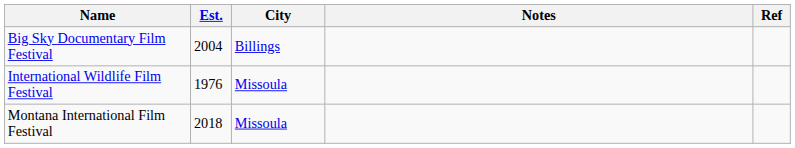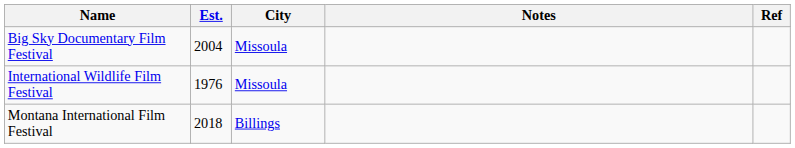(257, 46) Billings -> (261, 46) Missoula
(261, 123) Missoula -> (257, 123) Billings
